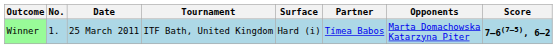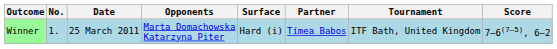columns swapped: (208, 12) <-> (434, 12)
(517, 31) bold -> (517, 31) normal
